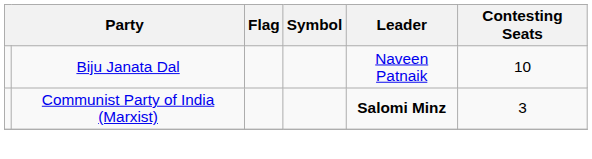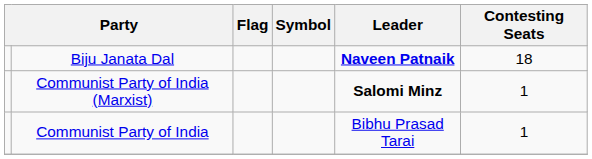(402, 66) normal -> (398, 58) bold
(522, 66) 10 -> (524, 58) 18
(522, 108) 3 -> (524, 91) 1
+ row: (122, 132)
